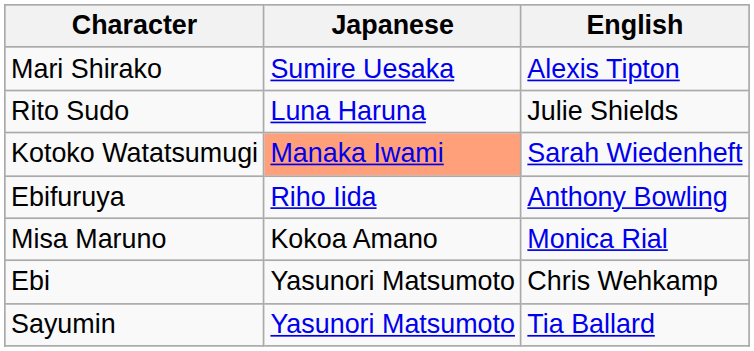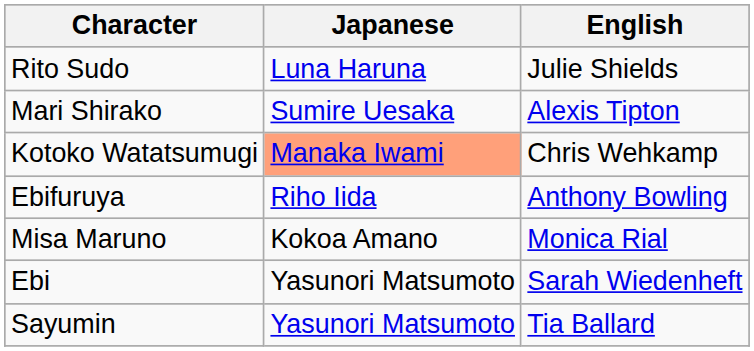rows swapped: (70, 111) <-> (86, 68)
(635, 153) Sarah Wiedenheft -> (623, 153) Chris Wehkamp
(623, 281) Chris Wehkamp -> (635, 281) Sarah Wiedenheft
